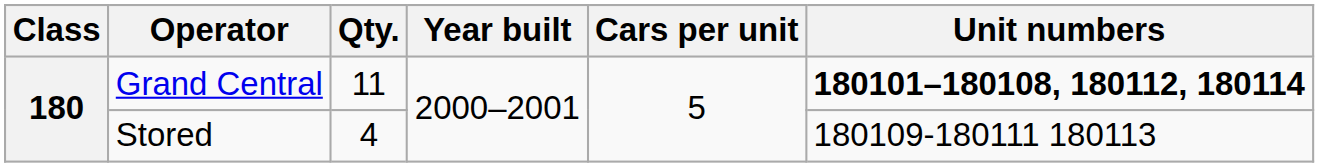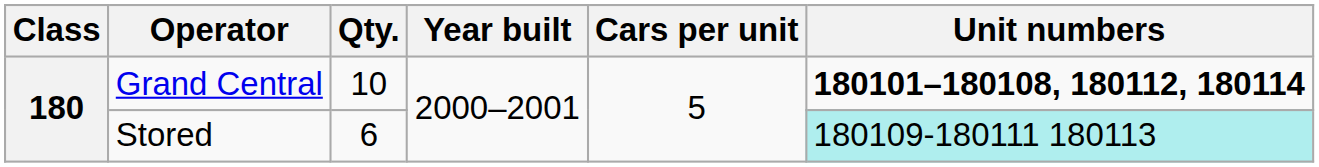(369, 82) 11 -> (369, 82) 10
(369, 135) 4 -> (369, 135) 6
(985, 135) no background -> (985, 135) paleturquoise background
